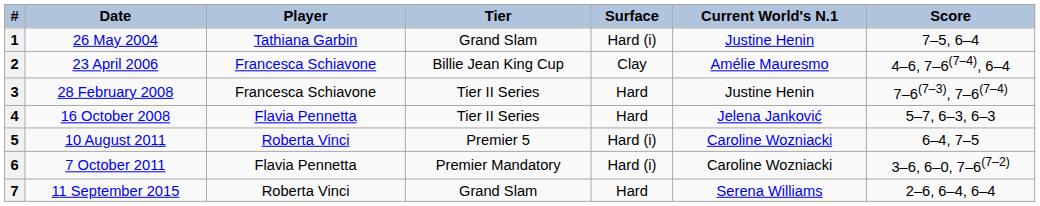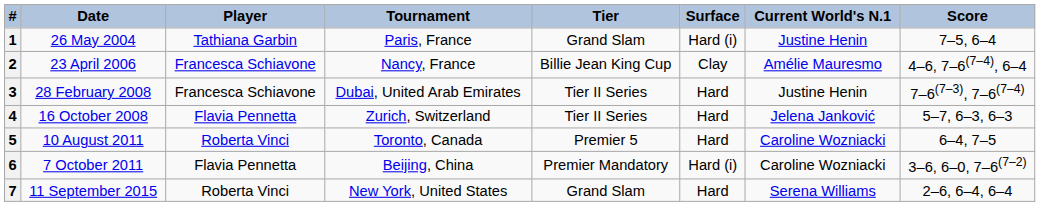+ column: (428, 17)
(632, 140) Hard (i) -> (713, 140) Hard
